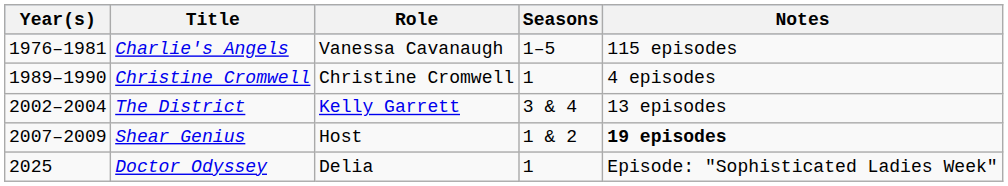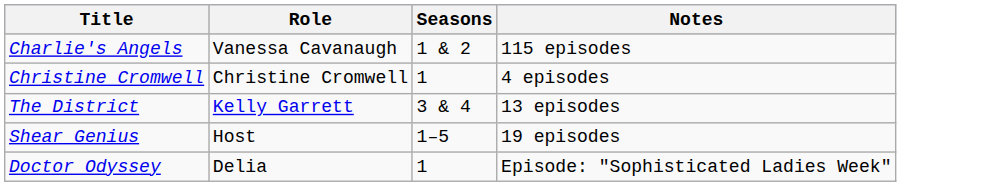- column: (58, 19)
(539, 49) 1–5 -> (444, 49) 1 & 2
(550, 137) 1 & 2 -> (433, 137) 1–5
(667, 137) bold -> (561, 137) normal
